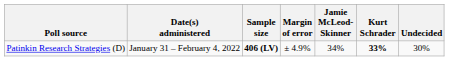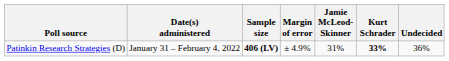(336, 48) 34% -> (336, 48) 31%
(422, 48) 30% -> (422, 48) 36%
